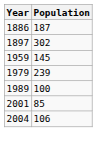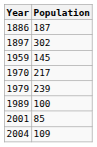+ row: (18, 73)
(42, 119) 106 -> (42, 134) 109
